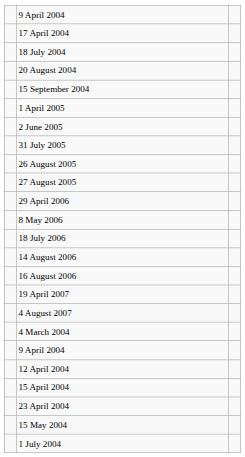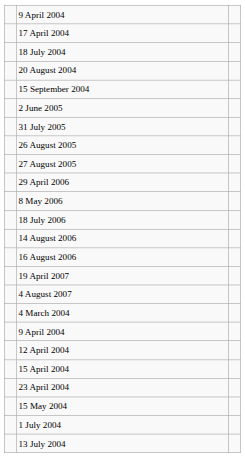- row: (10, 108)
+ row: (10, 443)
